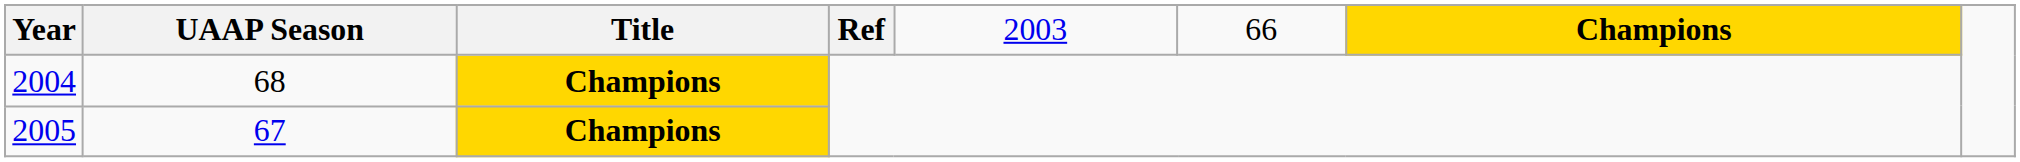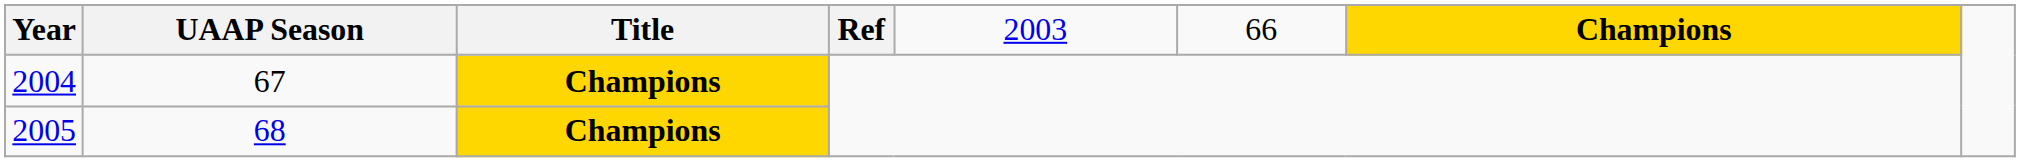(270, 80) 68 -> (270, 80) 67
(270, 130) 67 -> (270, 130) 68
